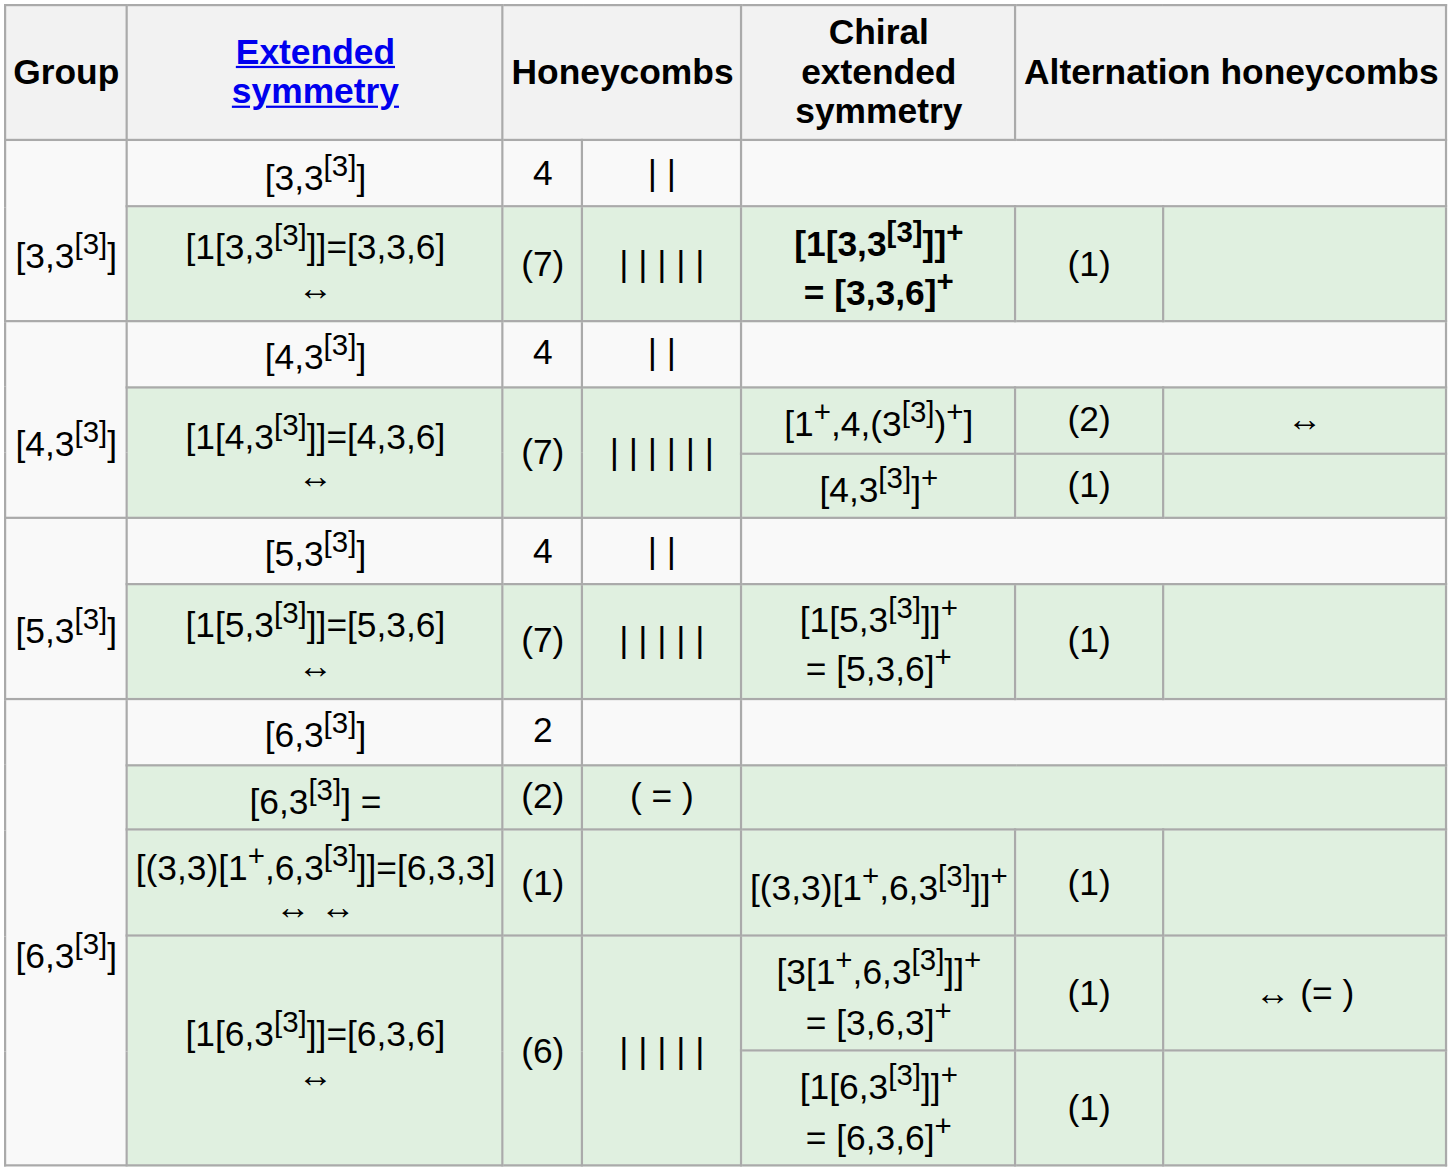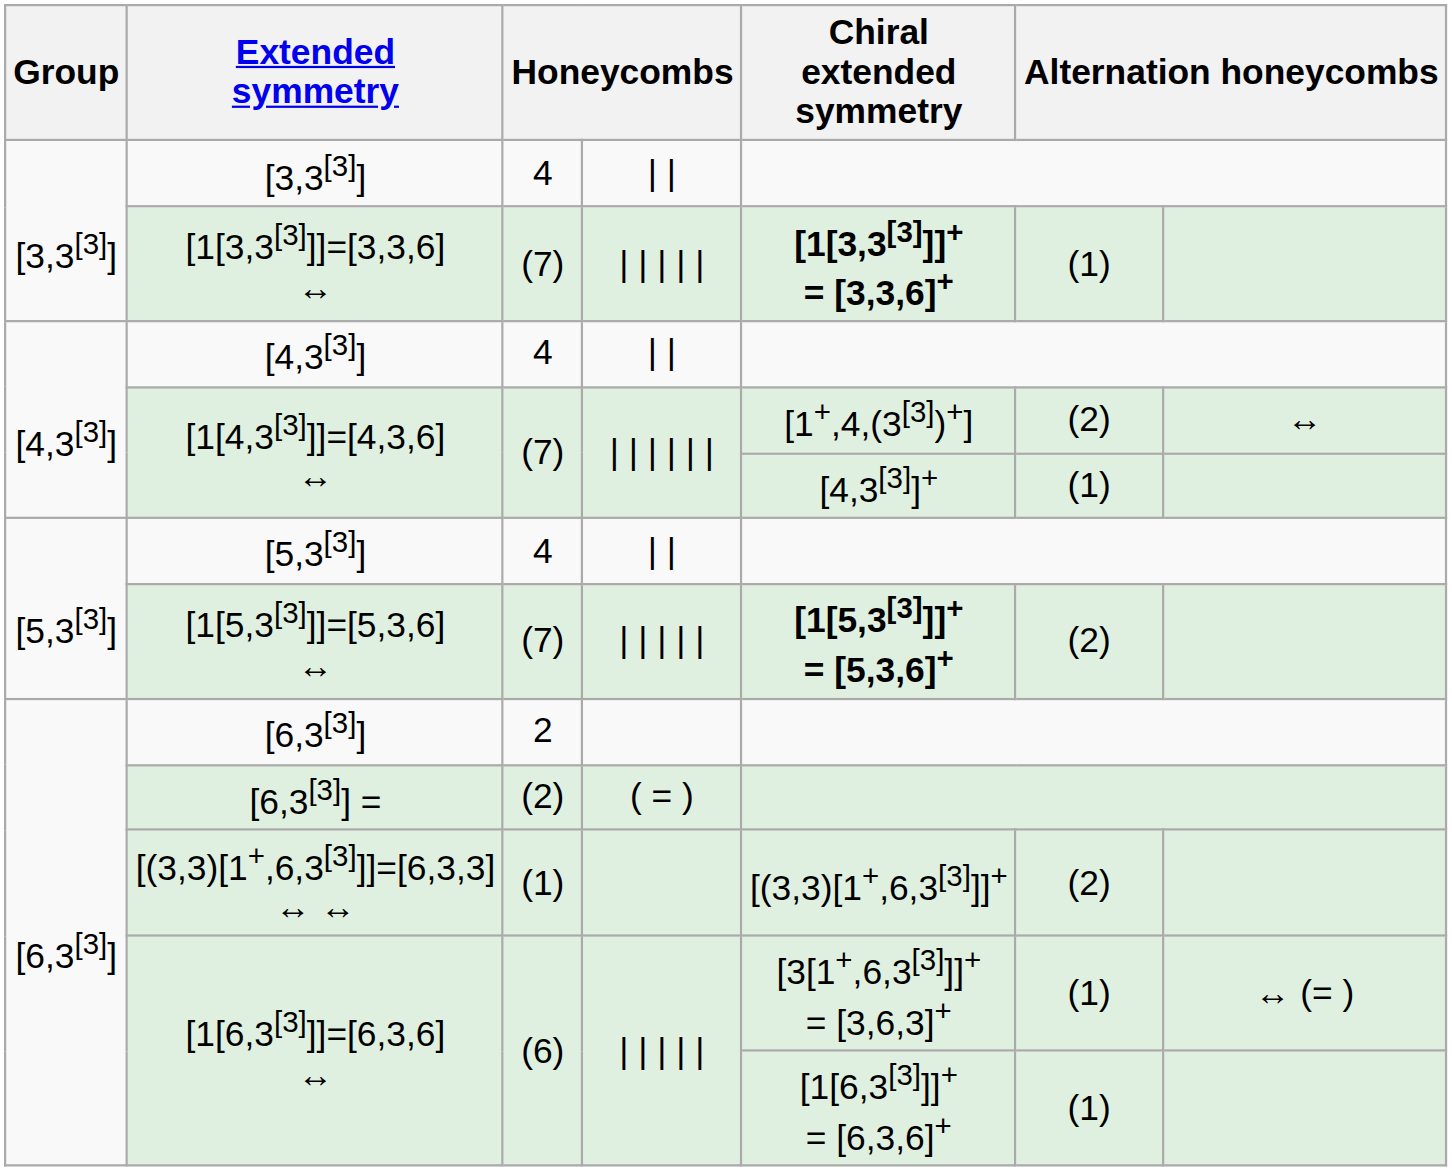(879, 640) normal -> (879, 640) bold
(1089, 640) (1) -> (1089, 640) (2)
(1089, 882) (1) -> (1089, 882) (2)
